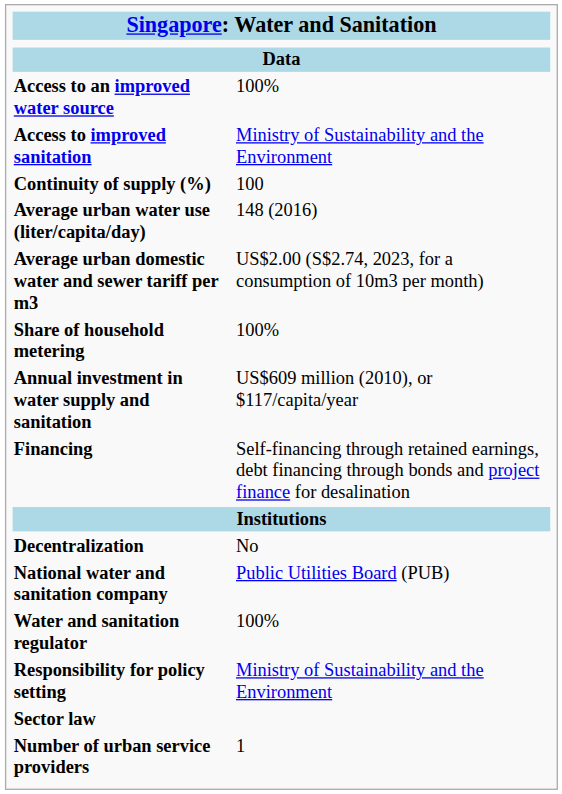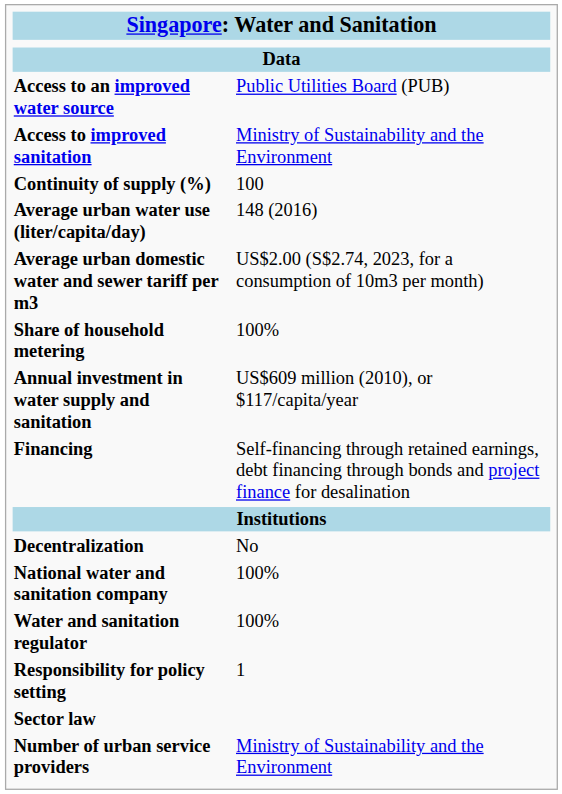(257, 86) 100% -> (343, 86) Public Utilities Board (PUB)
(343, 572) Public Utilities Board (PUB) -> (257, 572) 100%
(360, 680) Ministry of Sustainability and the Environment -> (241, 669) 1
(241, 745) 1 -> (360, 756) Ministry of Sustainability and the Environment
